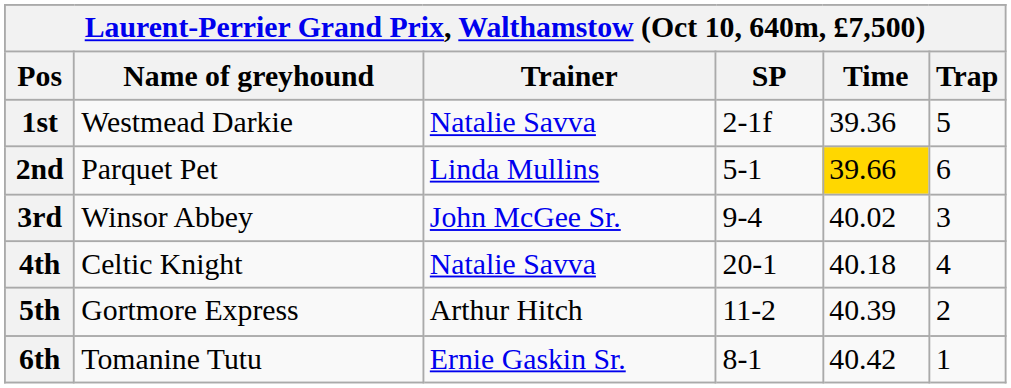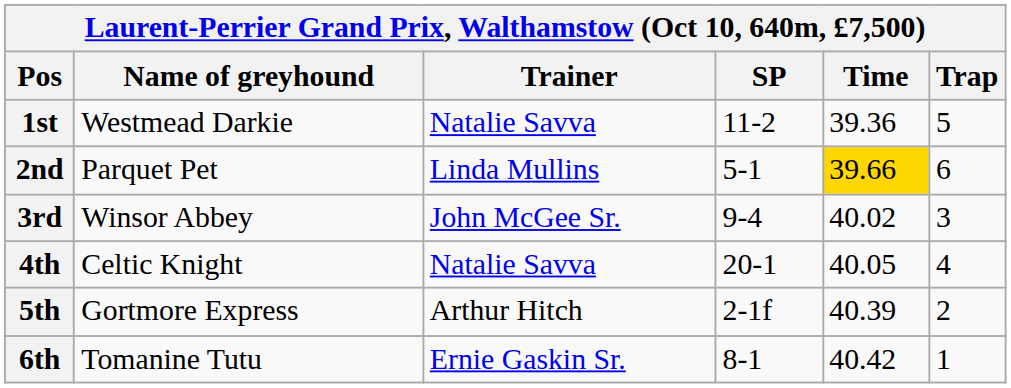(747, 122) 2-1f -> (749, 122) 11-2
(863, 264) 40.18 -> (863, 264) 40.05
(749, 311) 11-2 -> (747, 311) 2-1f
